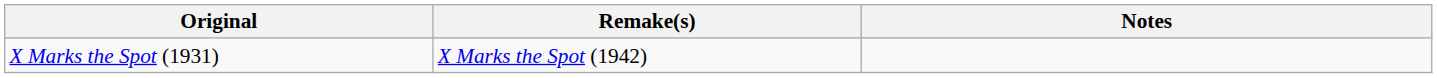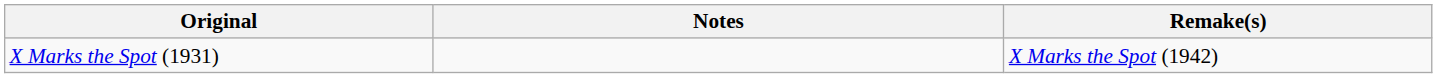columns swapped: (647, 21) <-> (1147, 21)
